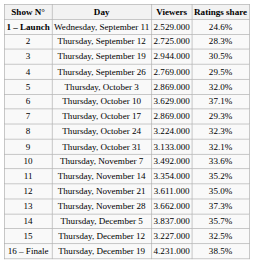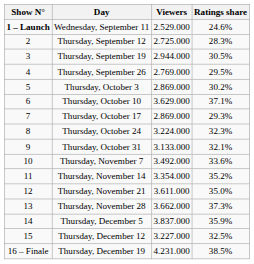(221, 87) 32.0% -> (221, 87) 30.2%
(221, 221) 35.7% -> (221, 221) 35.9%
